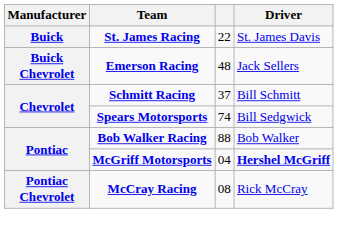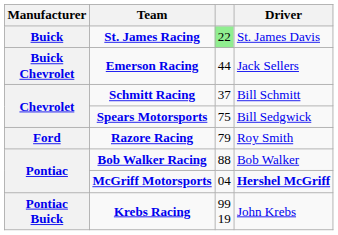(224, 37) no background -> (224, 37) lightgreen background
(224, 66) 48 -> (224, 66) 44
(224, 117) 74 -> (224, 117) 75
+ row: (152, 138)
+ row: (152, 211)
- row: (152, 189)
